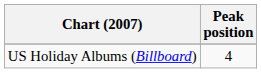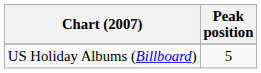(228, 56) 4 -> (228, 56) 5
